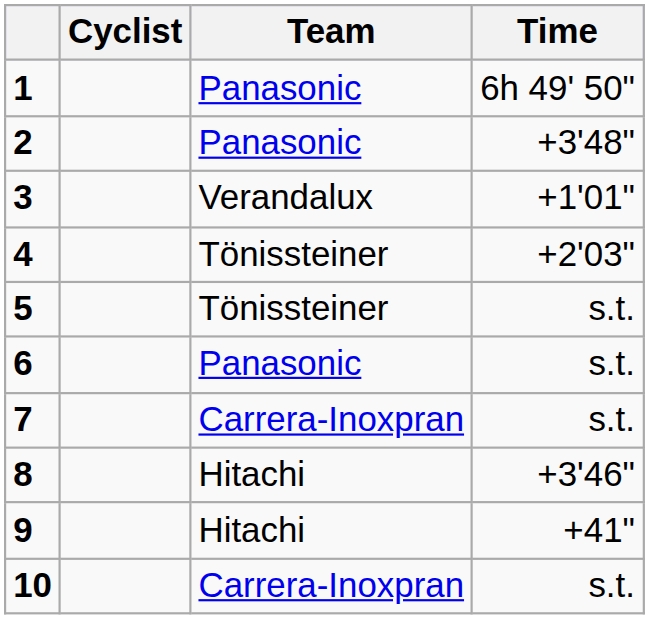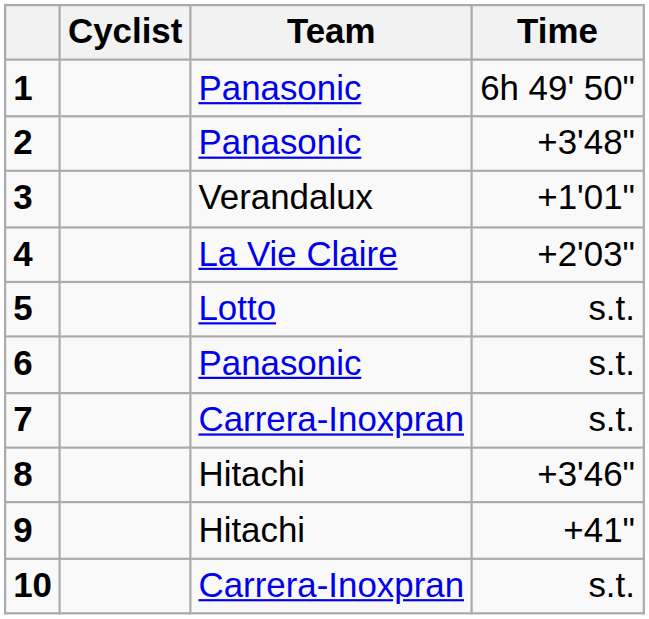(293, 253) Tönissteiner -> (298, 253) La Vie Claire
(293, 308) Tönissteiner -> (237, 308) Lotto
